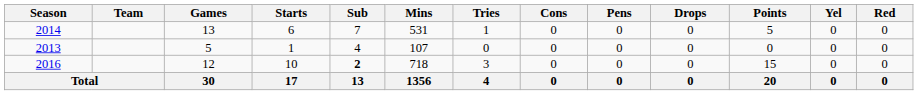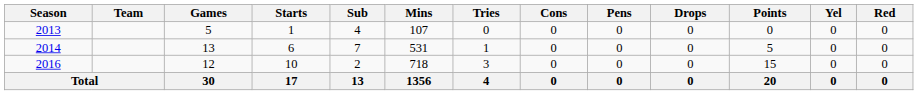rows swapped: (48, 47) <-> (48, 30)
(357, 64) bold -> (357, 64) normal
